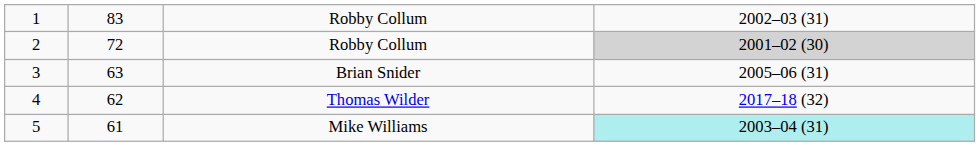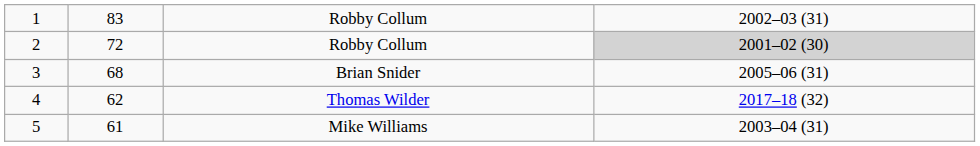(115, 72) 63 -> (115, 72) 68
(784, 127) paleturquoise background -> (784, 127) no background
